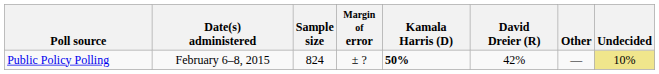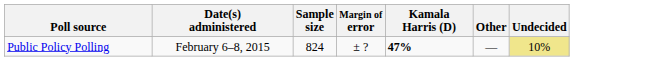- column: (514, 34)
(397, 60) 50% -> (400, 46) 47%
